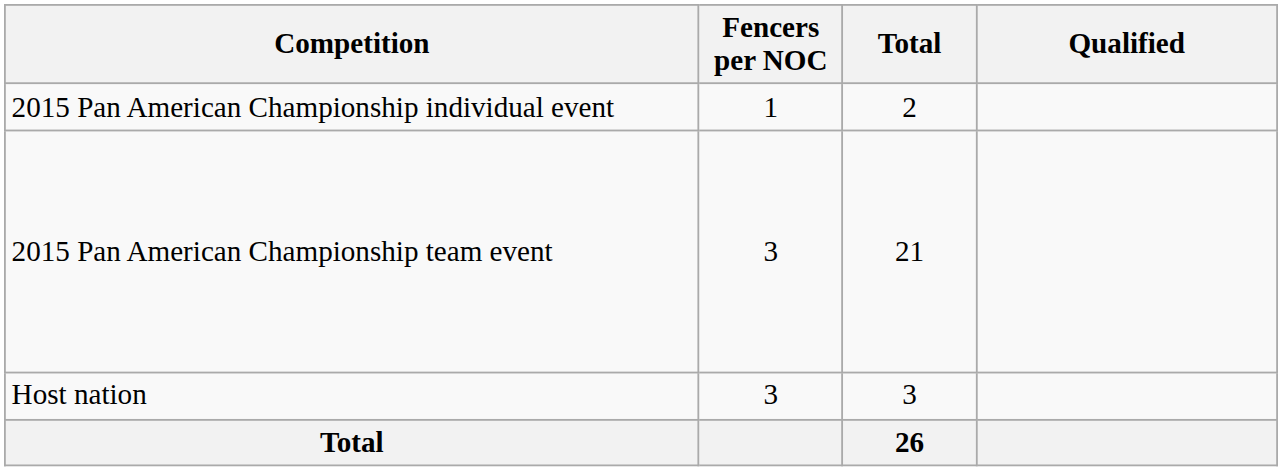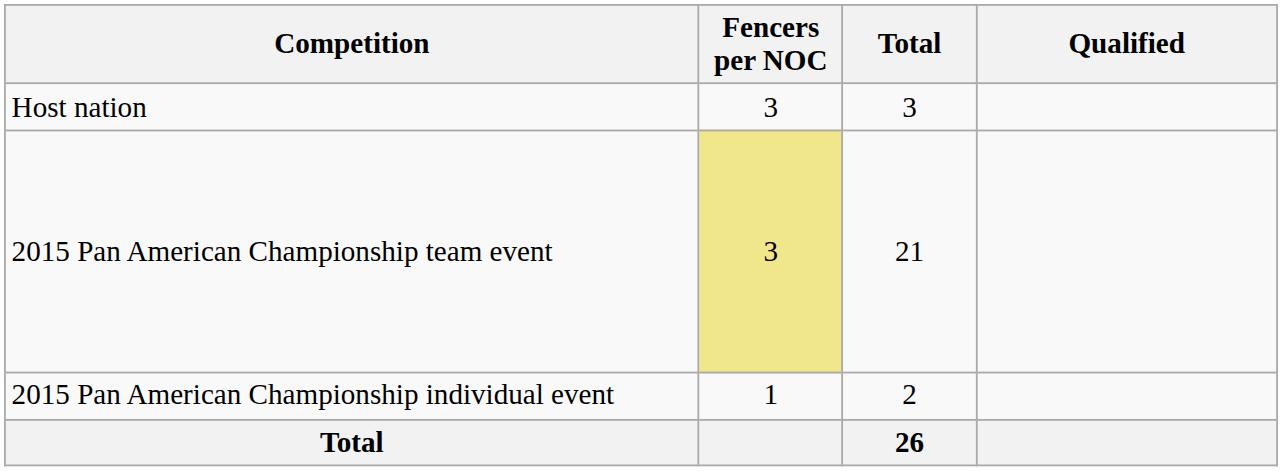rows swapped: (79, 395) <-> (313, 106)
(771, 250) no background -> (771, 250) khaki background
